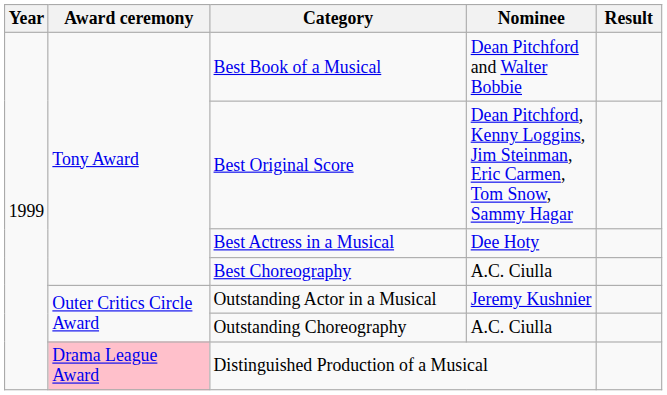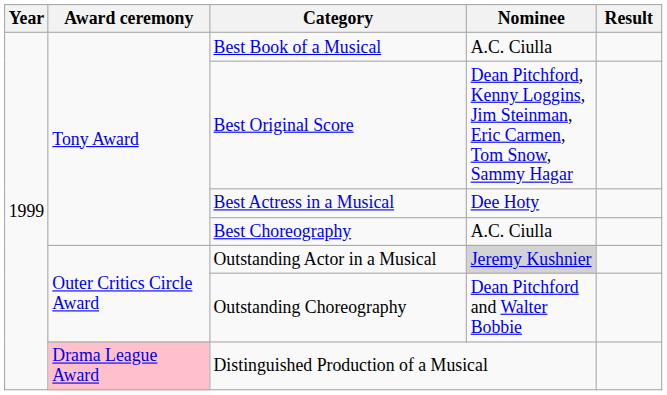(525, 66) Dean Pitchford and Walter Bobbie -> (511, 46) A.C. Ciulla
(531, 299) no background -> (531, 259) lightgrey background
(511, 327) A.C. Ciulla -> (525, 307) Dean Pitchford and Walter Bobbie
